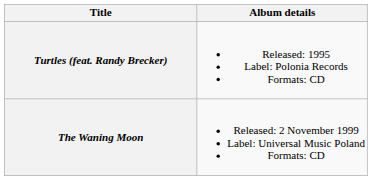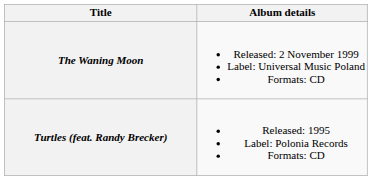rows swapped: (101, 60) <-> (101, 137)
